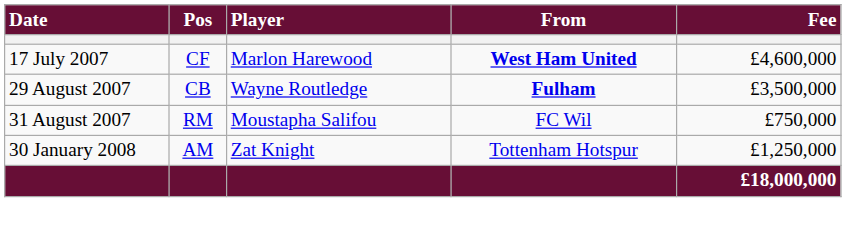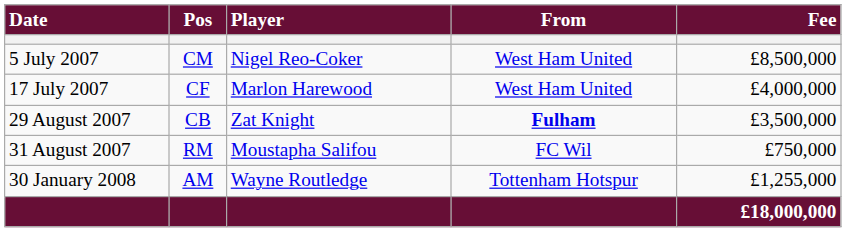+ row: (54, 59)
(564, 59) bold -> (564, 89) normal
(793, 59) £4,600,000 -> (793, 89) £4,000,000
(299, 89) Wayne Routledge -> (273, 119) Zat Knight
(273, 150) Zat Knight -> (299, 180) Wayne Routledge
(793, 150) £1,250,000 -> (793, 180) £1,255,000
